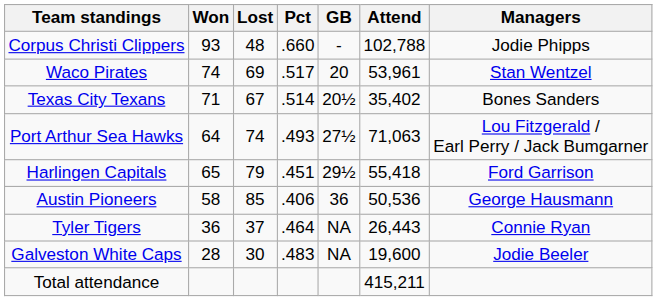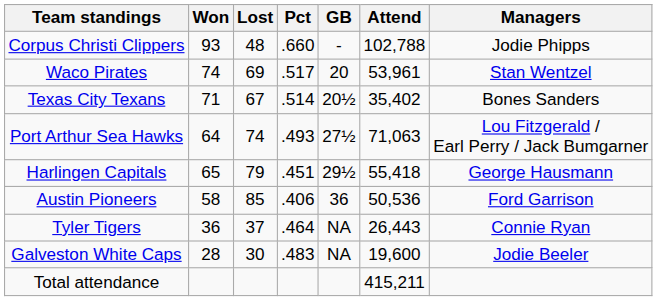(541, 173) Ford Garrison -> (541, 173) George Hausmann
(541, 200) George Hausmann -> (541, 200) Ford Garrison
